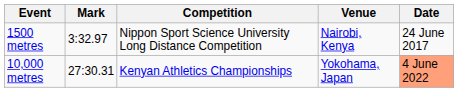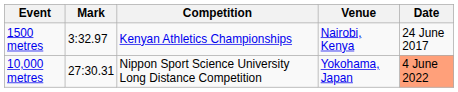(204, 39) Nippon Sport Science University Long Distance Competition -> (206, 39) Kenyan Athletics Championships
(206, 71) Kenyan Athletics Championships -> (204, 71) Nippon Sport Science University Long Distance Competition
